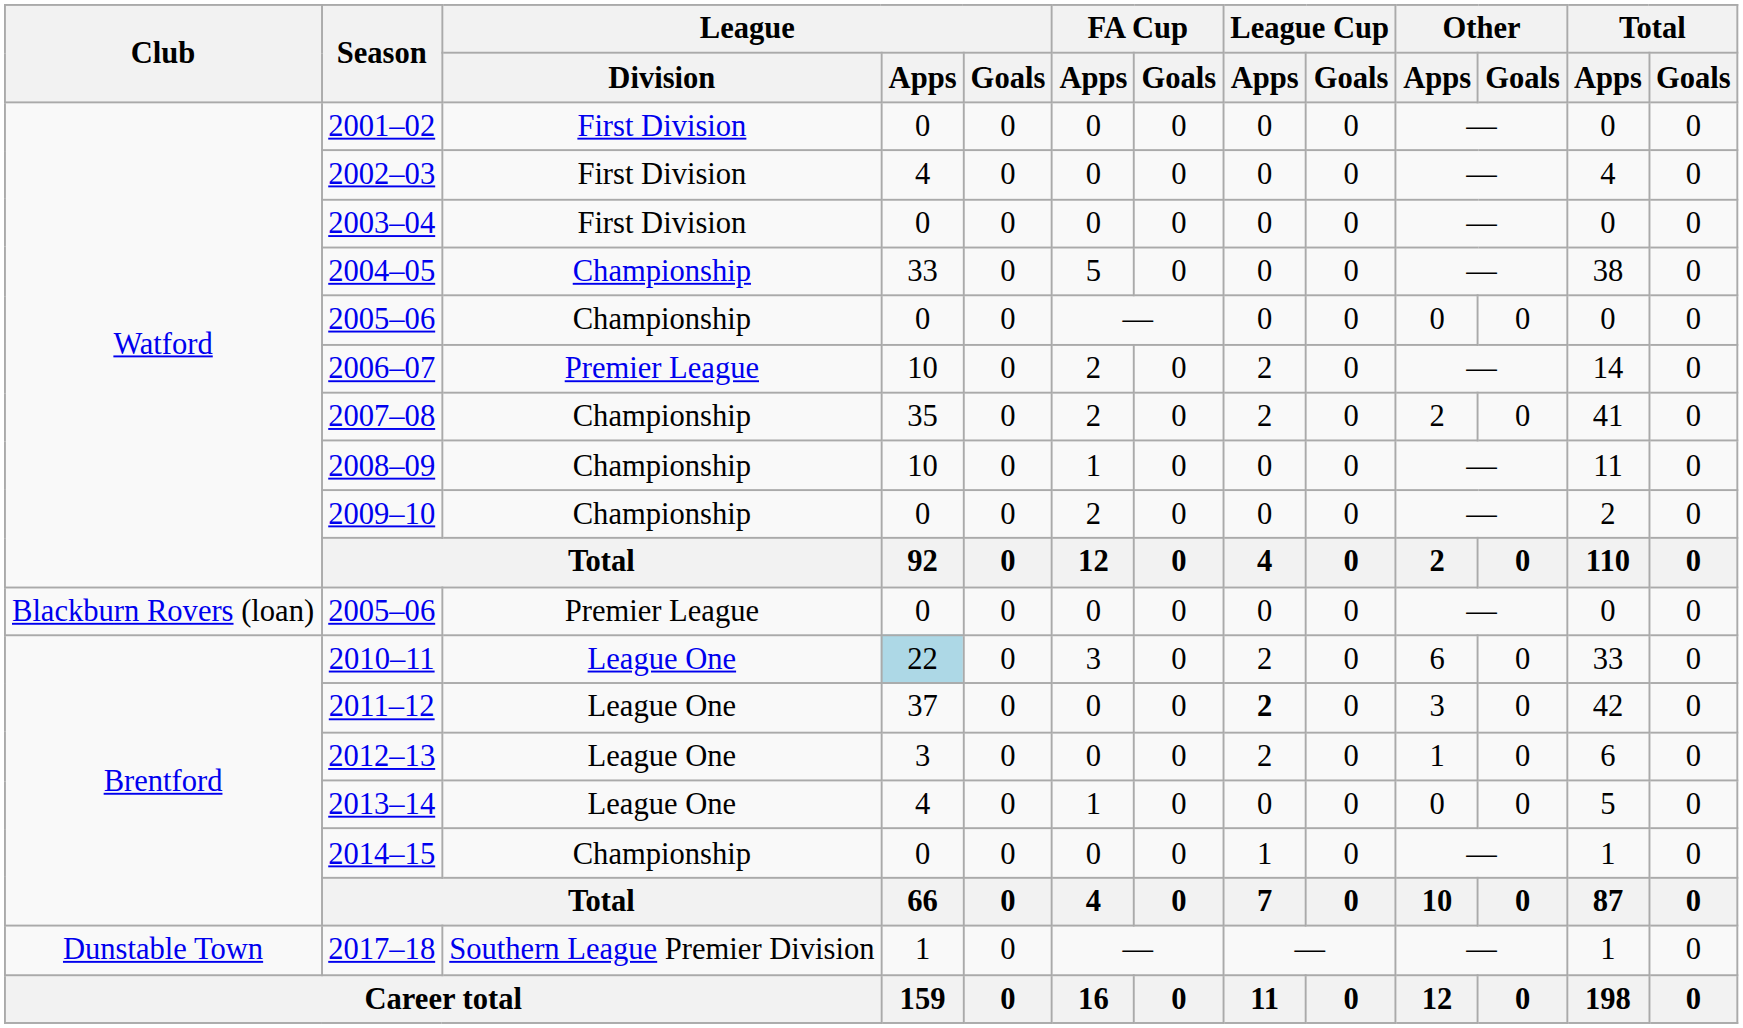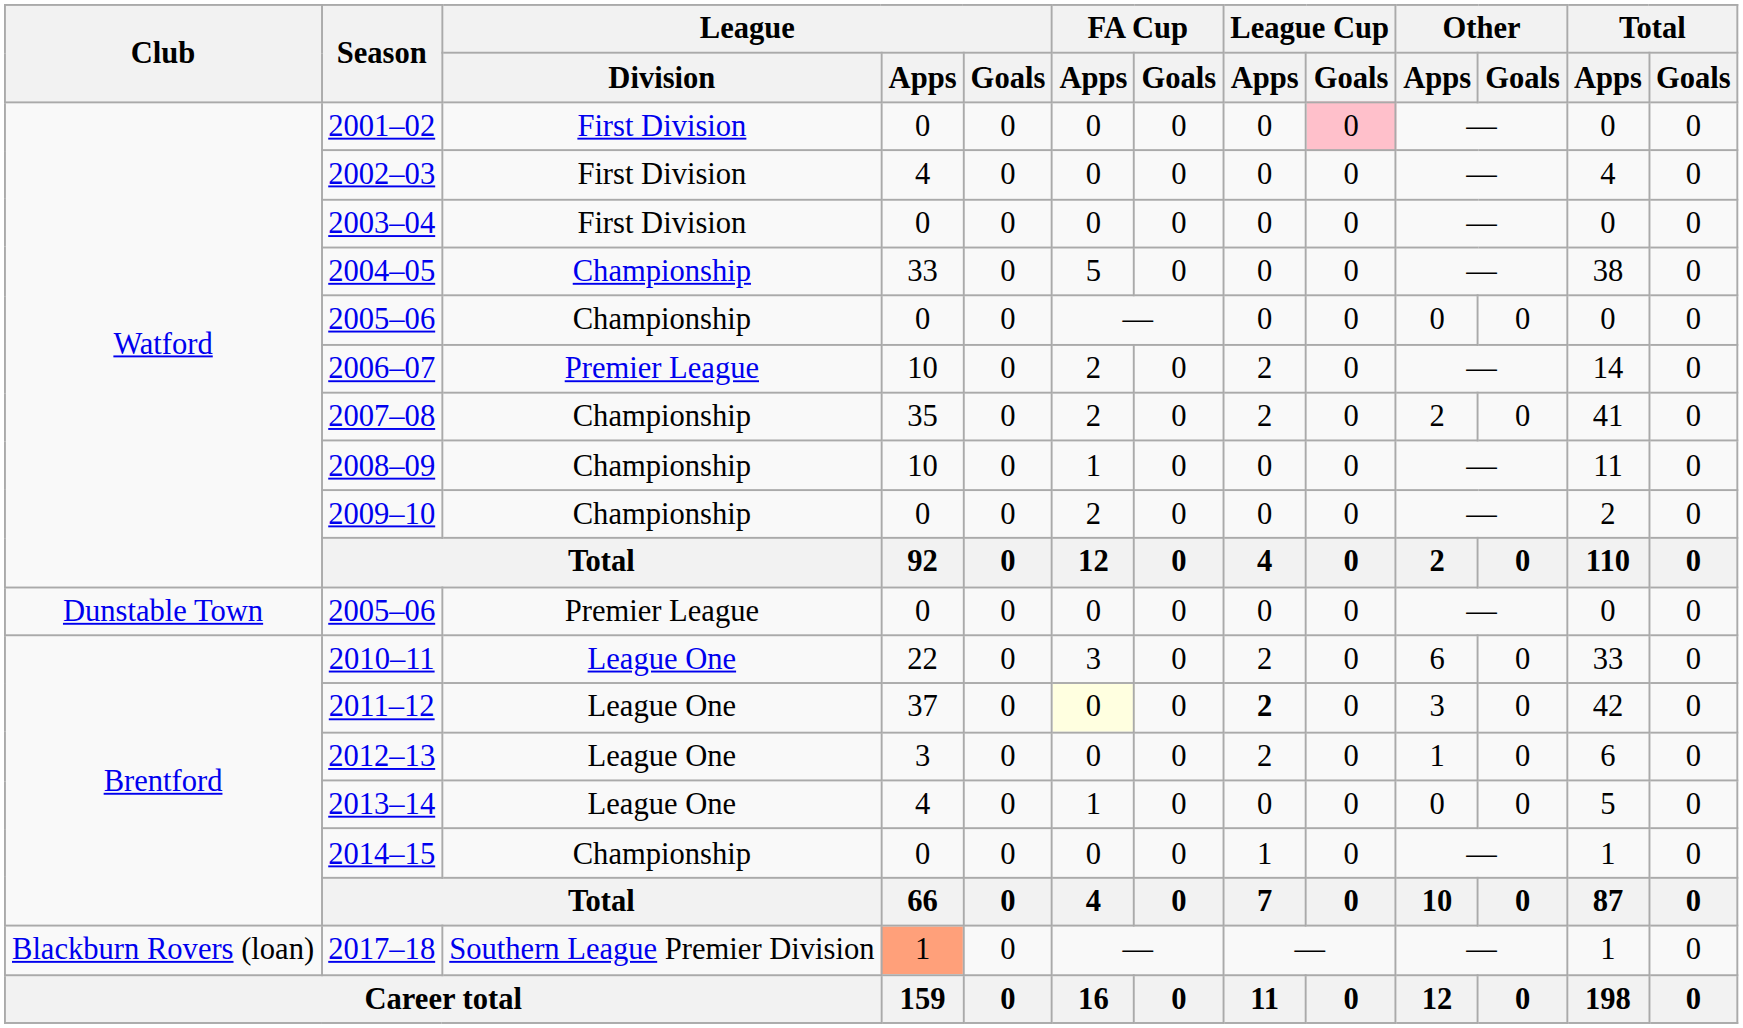(1351, 125) no background -> (1351, 125) pink background
(163, 610) Blackburn Rovers (loan) -> (163, 610) Dunstable Town
(923, 658) lightblue background -> (923, 658) no background
(1093, 707) no background -> (1093, 707) lightyellow background
(163, 949) Dunstable Town -> (163, 949) Blackburn Rovers (loan)
(923, 949) no background -> (923, 949) lightsalmon background
